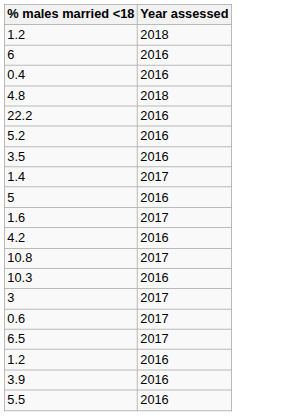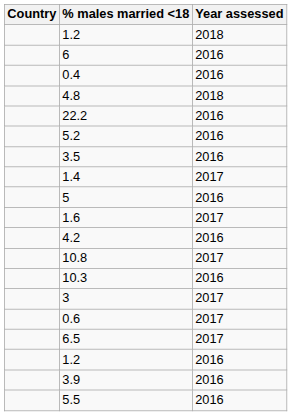+ column: (32, 14)
